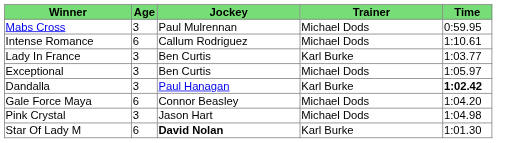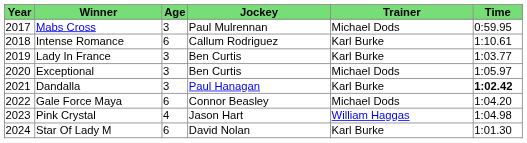+ column: (20, 12)
(335, 41) Michael Dods -> (358, 41) Karl Burke
(136, 116) 3 -> (166, 116) 4
(335, 116) Michael Dods -> (371, 116) William Haggas
(191, 130) bold -> (219, 130) normal
